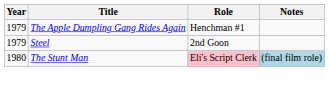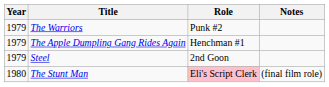+ row: (57, 27)
(292, 58) lightblue background -> (292, 74) no background
